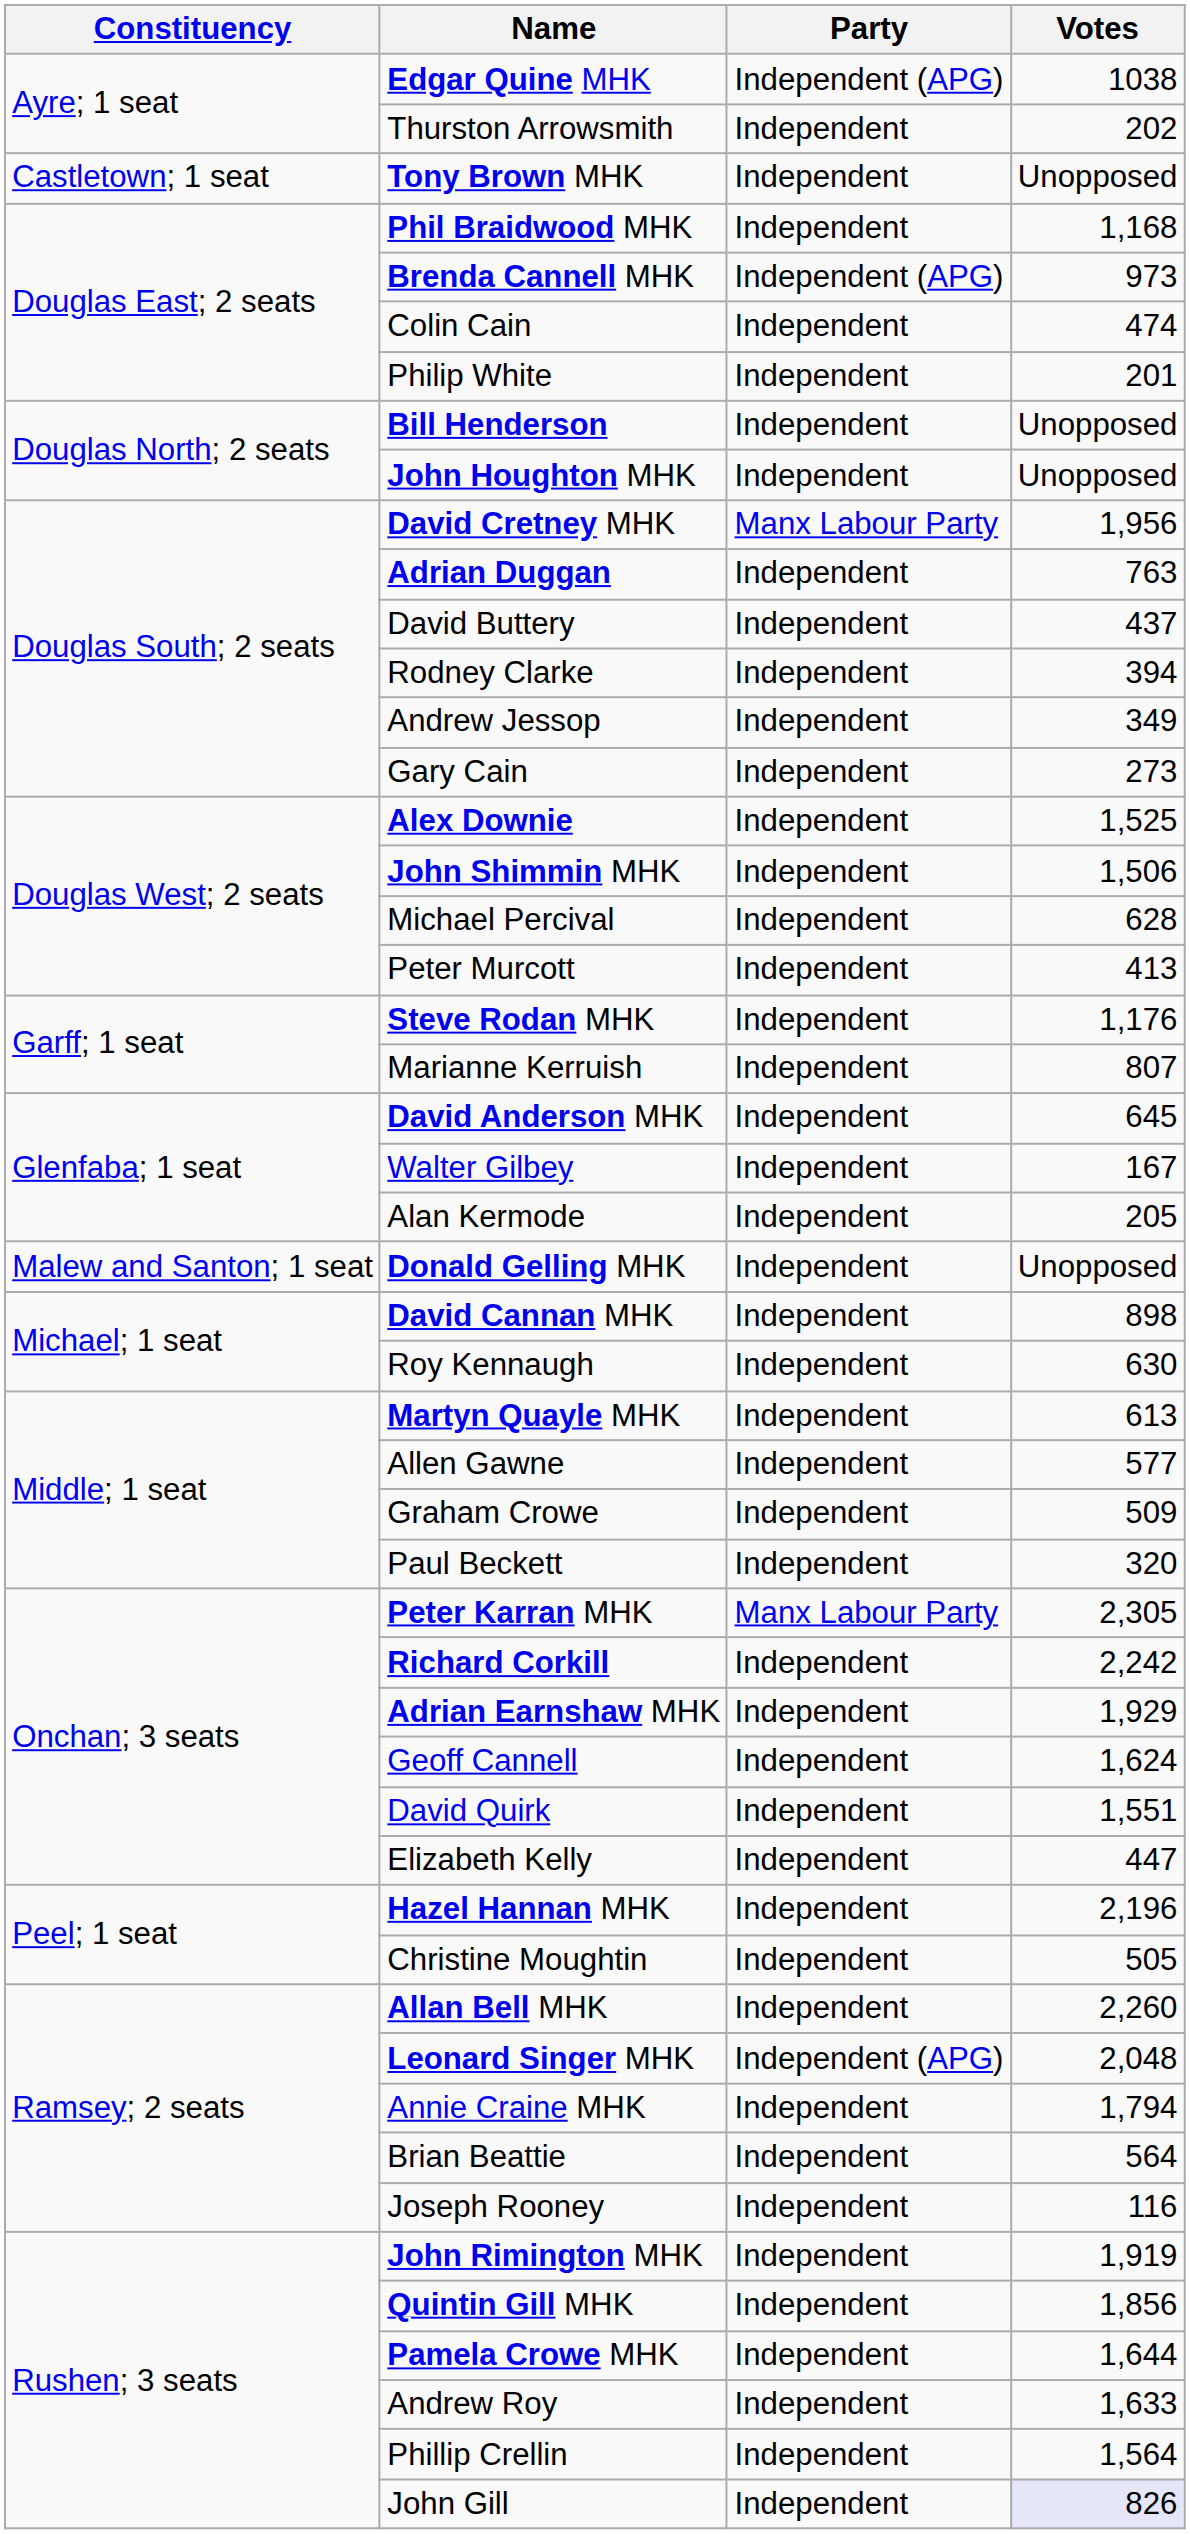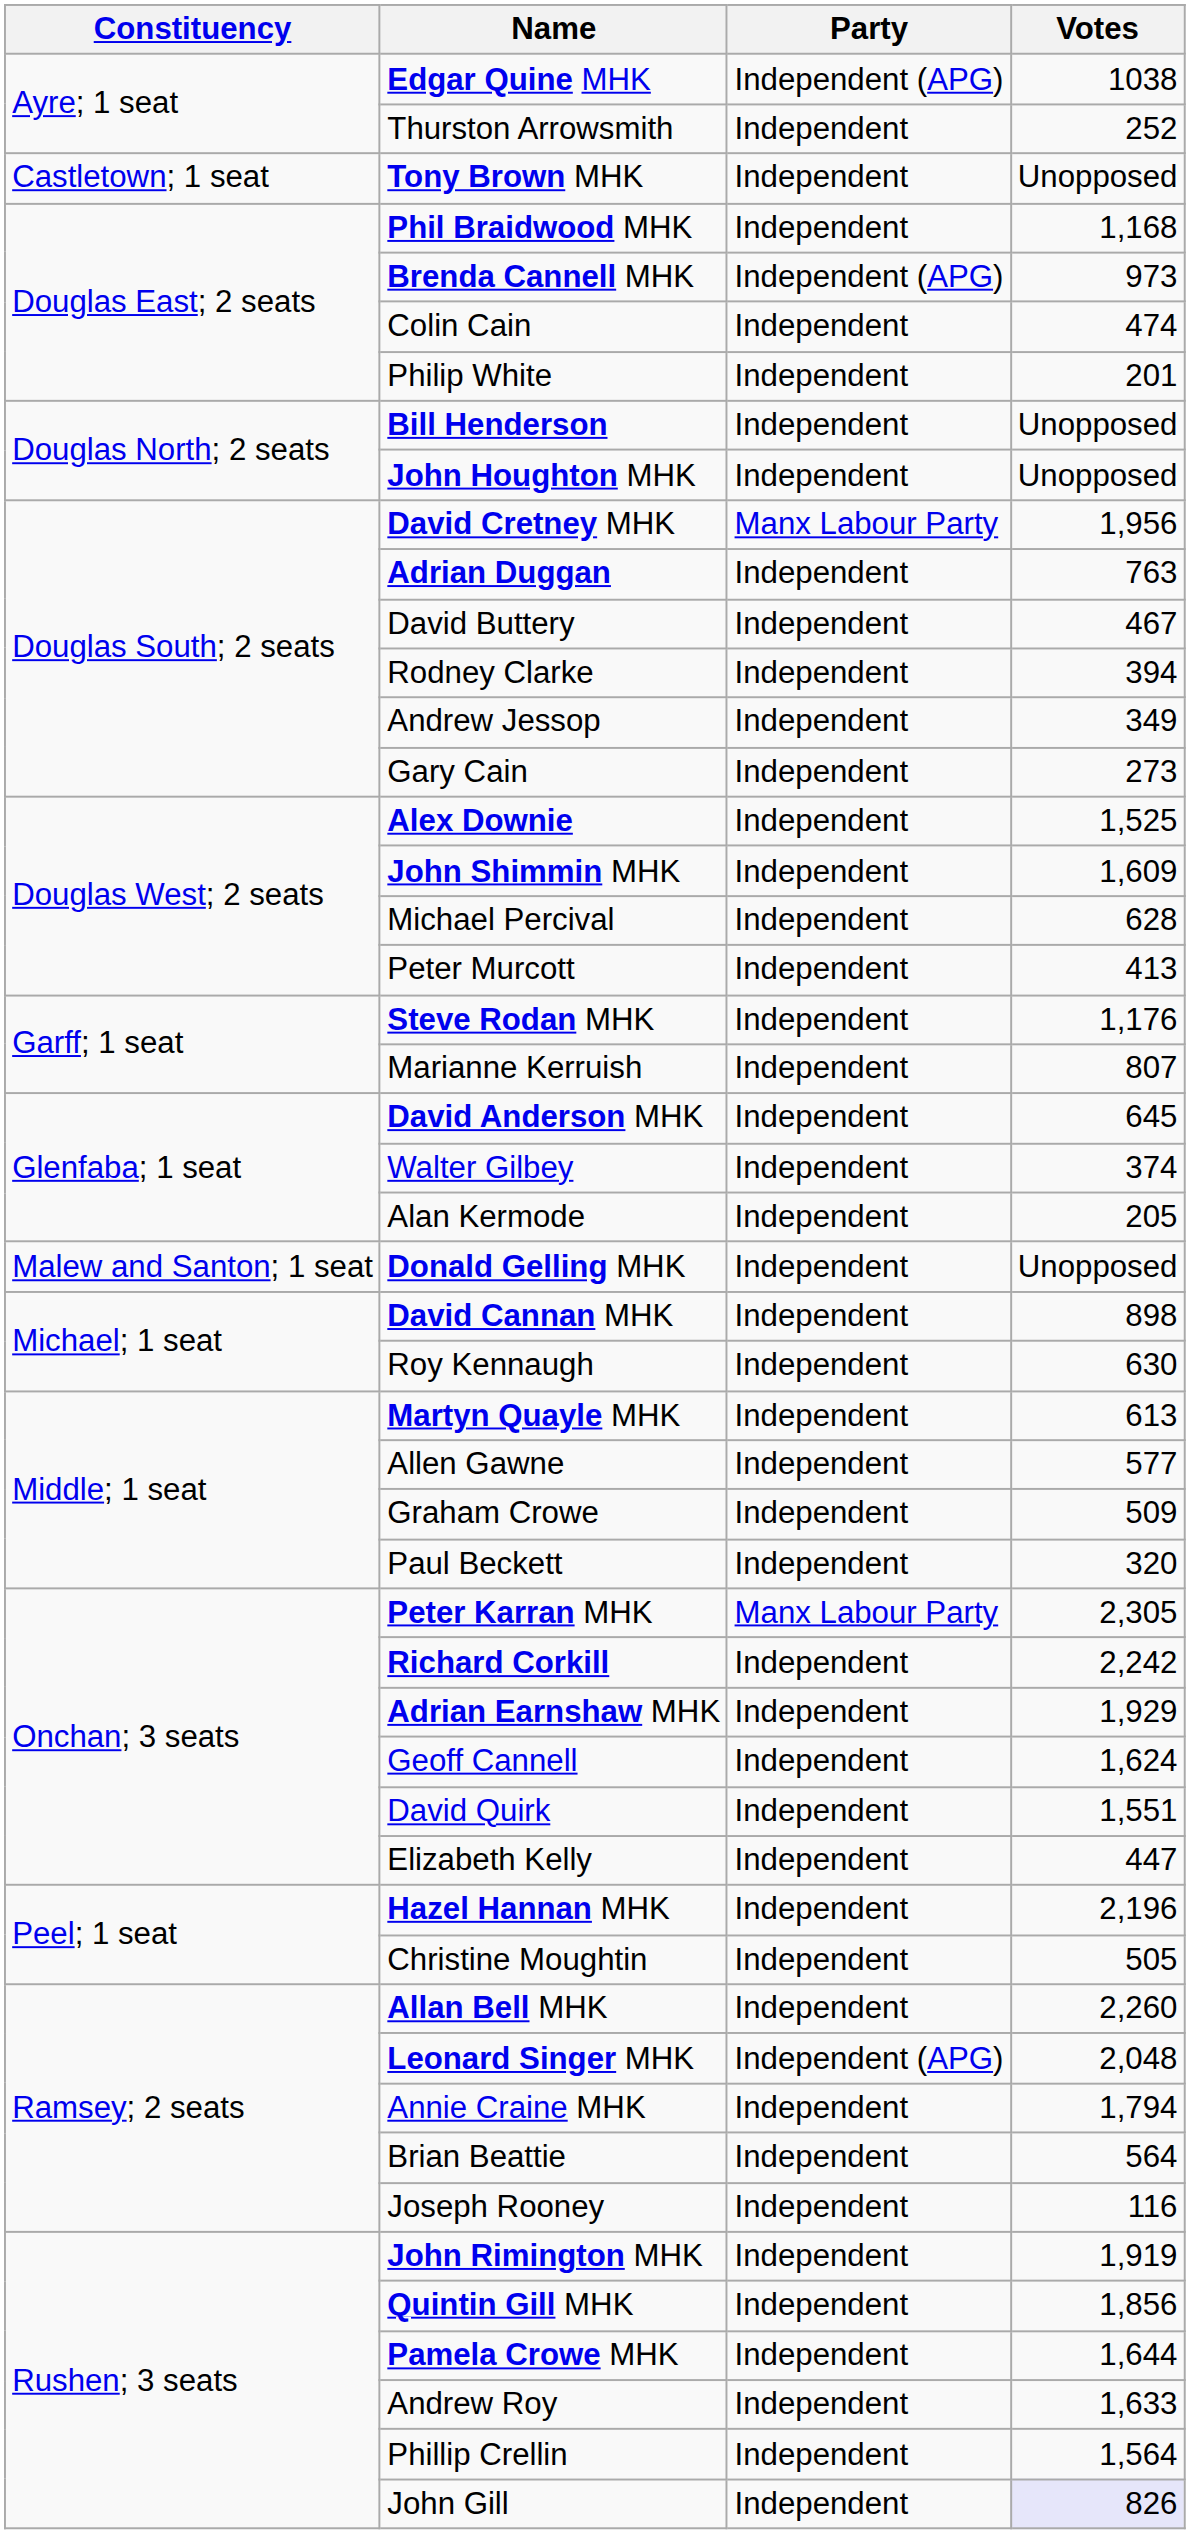(1151, 128) 202 -> (1151, 128) 252
(1151, 623) 437 -> (1151, 623) 467
(1138, 870) 1,506 -> (1138, 870) 1,609
(1151, 1167) 167 -> (1151, 1167) 374
